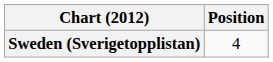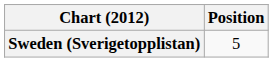(236, 43) 4 -> (236, 43) 5
